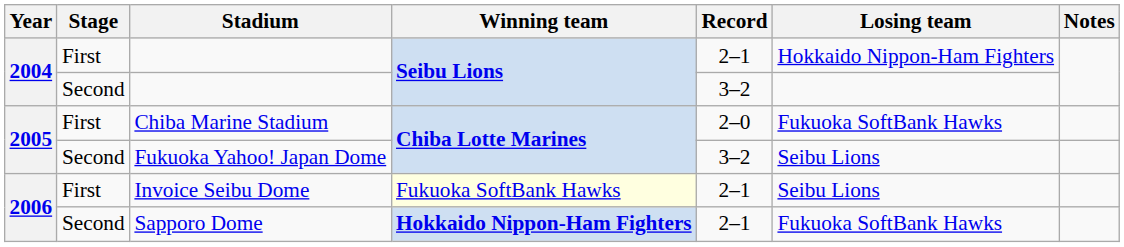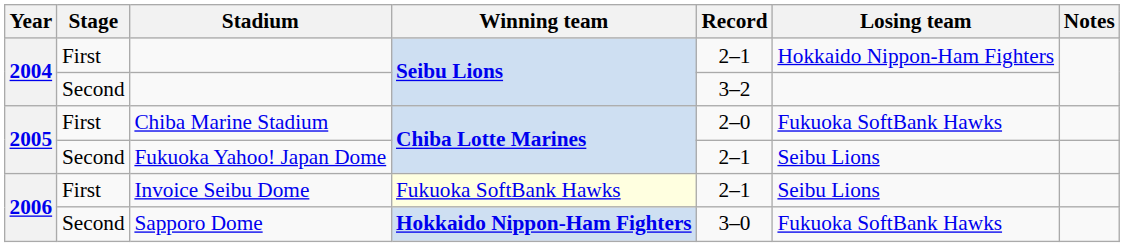(735, 156) 3–2 -> (735, 156) 2–1
(735, 223) 2–1 -> (735, 223) 3–0
